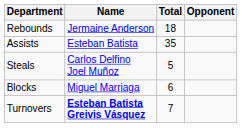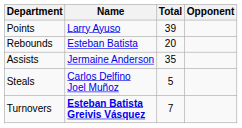+ row: (21, 28)
(111, 28) Jermaine Anderson -> (103, 44) Esteban Batista
(170, 28) 18 -> (170, 44) 20
(103, 44) Esteban Batista -> (111, 60) Jermaine Anderson
- row: (21, 87)
